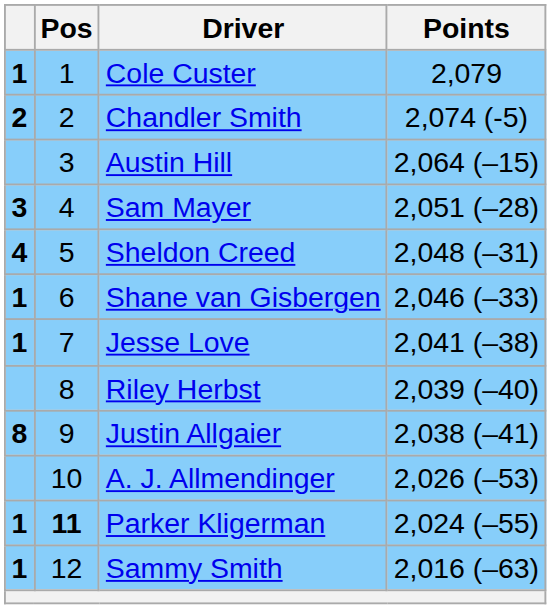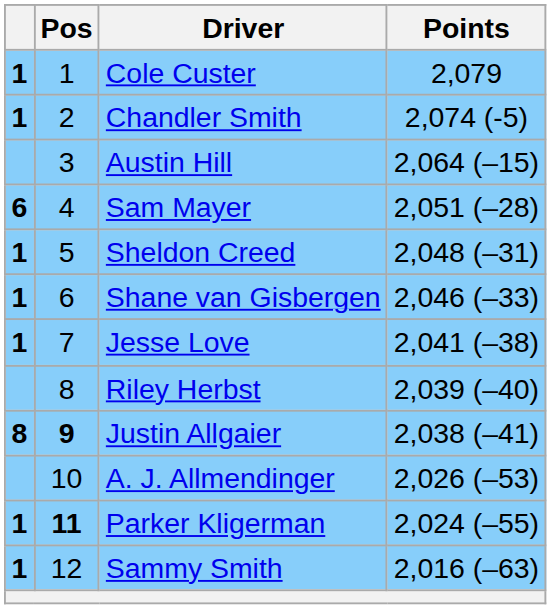(19, 118) 2 -> (19, 118) 1
(19, 208) 3 -> (19, 208) 6
(19, 253) 4 -> (19, 253) 1
(67, 433) normal -> (67, 433) bold
